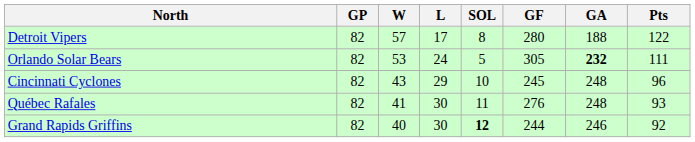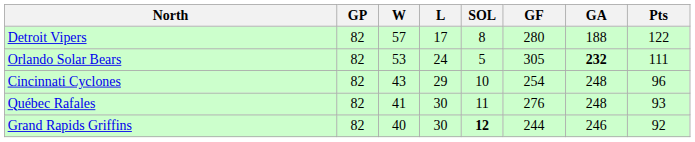(534, 81) 245 -> (534, 81) 254
